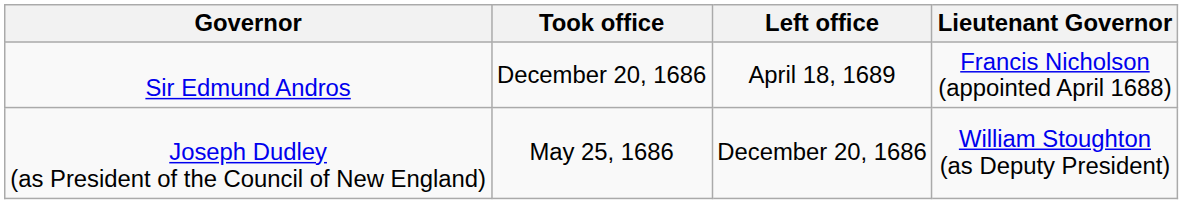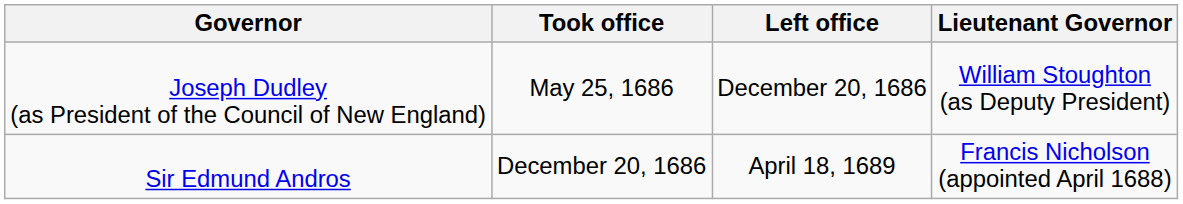rows swapped: (248, 166) <-> (248, 88)
